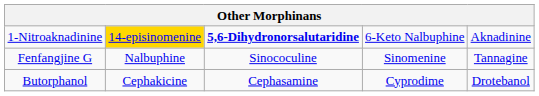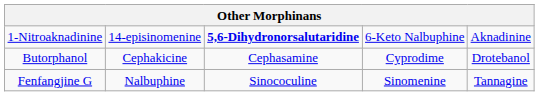(155, 37) gold background -> (155, 37) no background
rows swapped: (55, 80) <-> (55, 58)
